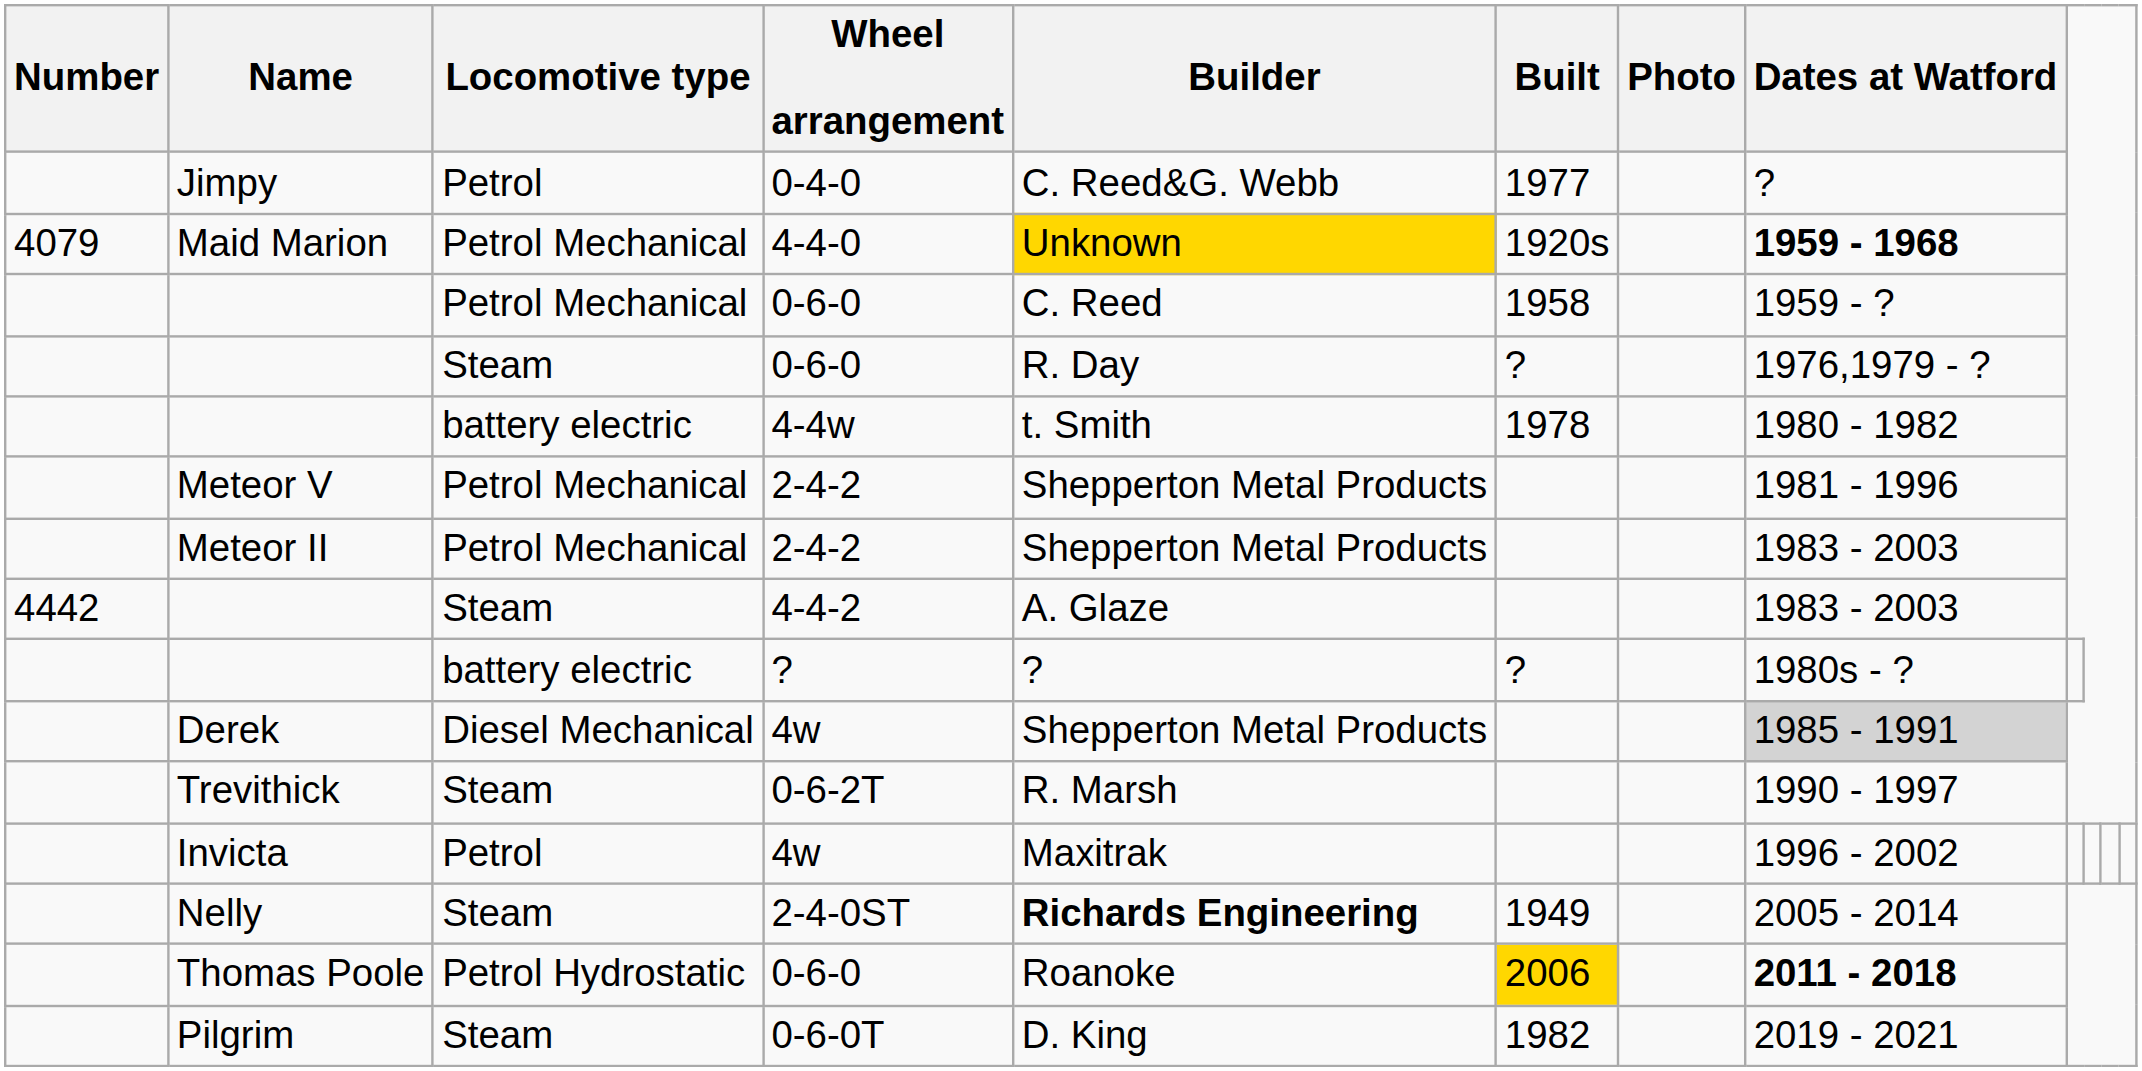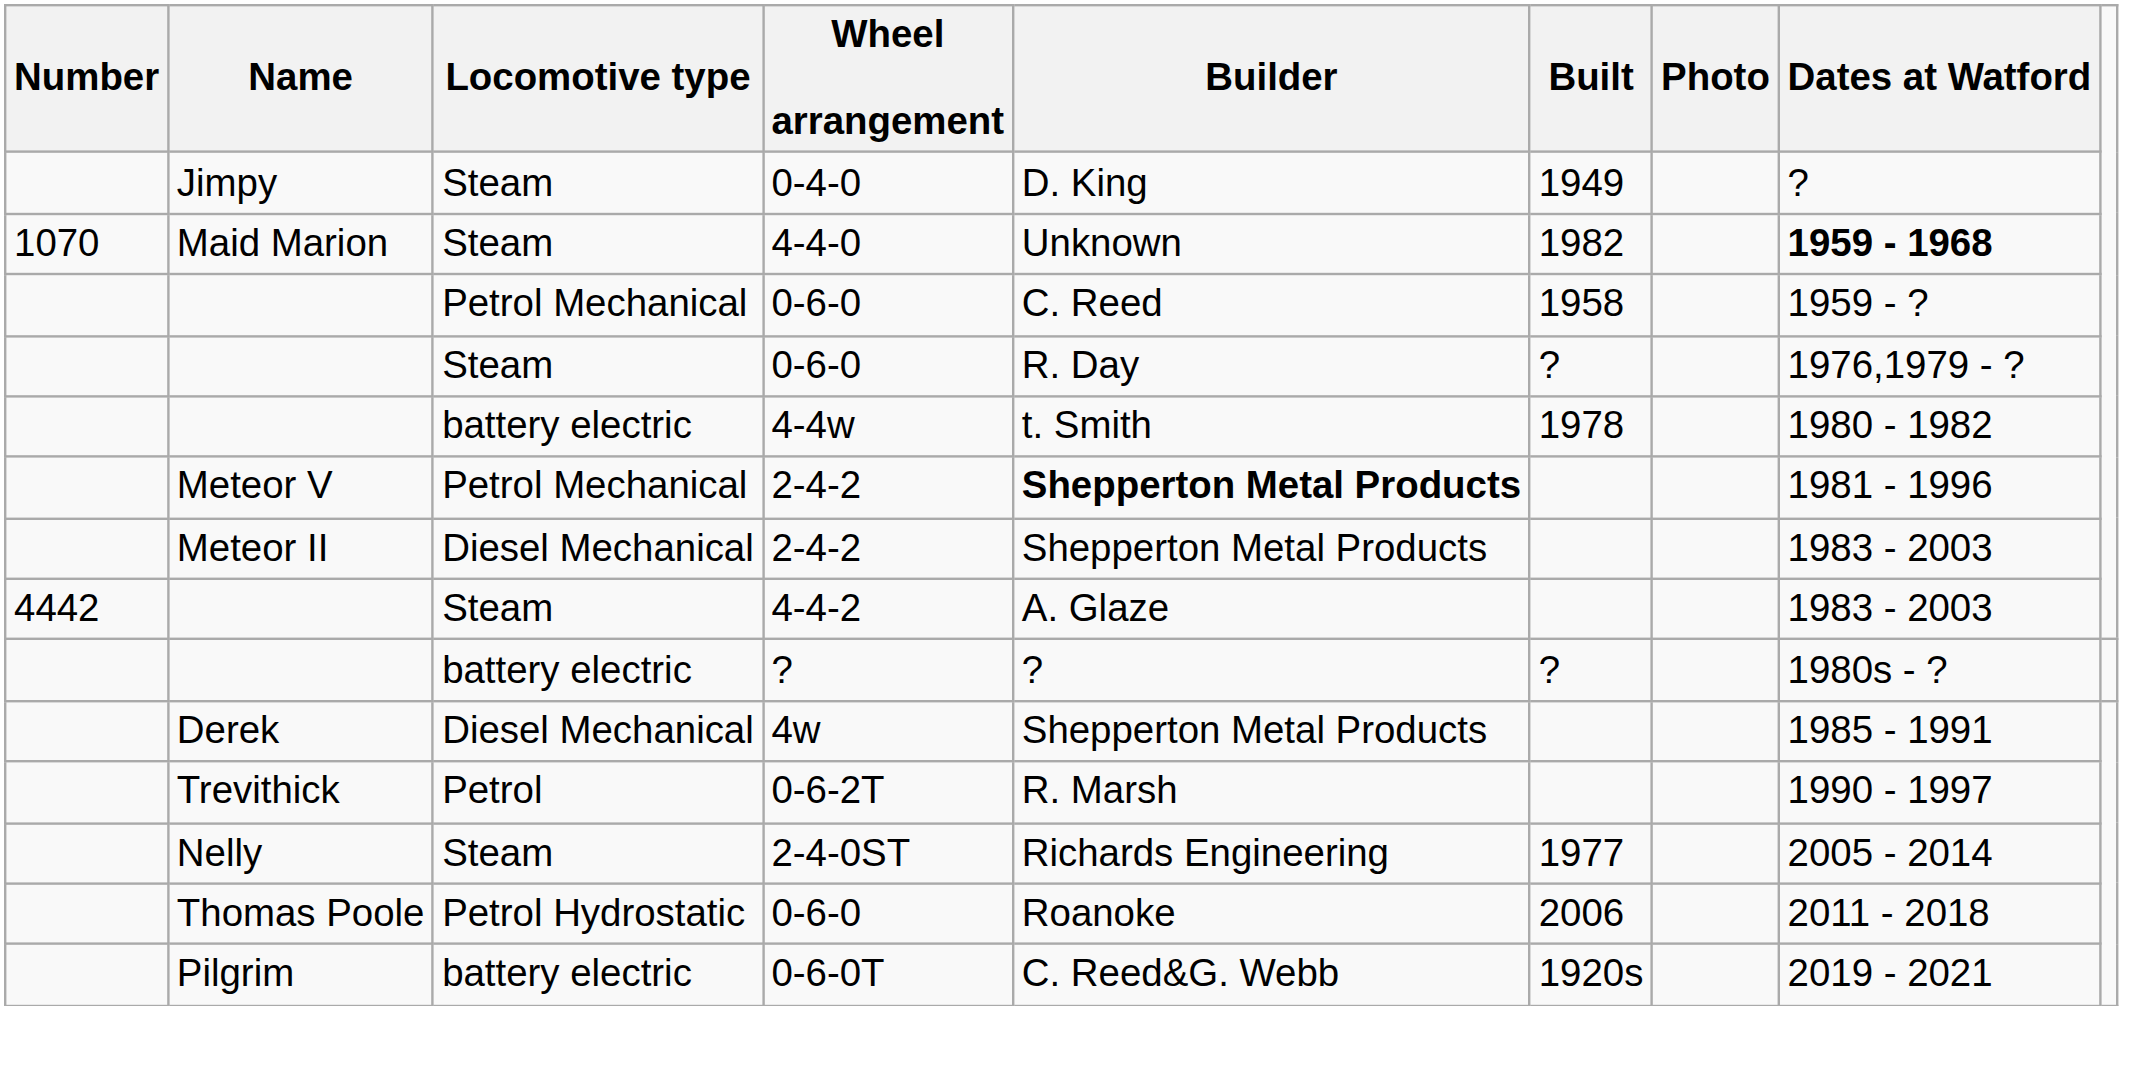(492, 182) Petrol -> (498, 182) Steam
(1180, 182) C. Reed&G. Webb -> (1085, 182) D. King
(1548, 182) 1977 -> (1581, 182) 1949
(57, 243) 4079 -> (57, 243) 1070
(595, 243) Petrol Mechanical -> (498, 243) Steam
(1102, 243) gold background -> (1102, 243) no background
(1557, 243) 1920s -> (1581, 243) 1982
(1254, 486) normal -> (1271, 486) bold
(595, 547) Petrol Mechanical -> (598, 547) Diesel Mechanical
(1856, 730) lightgrey background -> (1890, 730) no background
(498, 791) Steam -> (492, 791) Petrol
- row: (232, 852)
(1220, 913) bold -> (1205, 852) normal
(1548, 913) 1949 -> (1581, 852) 1977
(1548, 973) gold background -> (1581, 913) no background
(1855, 973) bold -> (1889, 913) normal
(498, 1034) Steam -> (567, 973) battery electric
(1085, 1034) D. King -> (1180, 973) C. Reed&G. Webb
(1548, 1034) 1982 -> (1591, 973) 1920s
